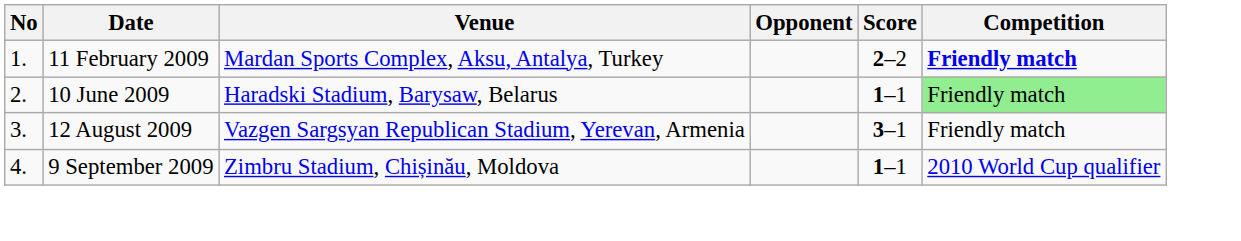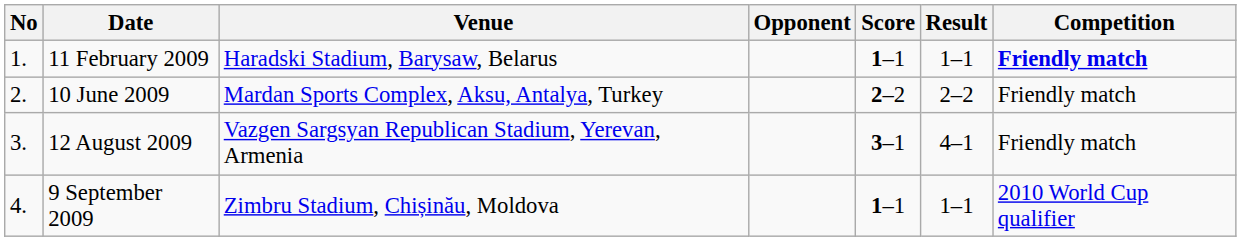+ column: (956, 22)
(444, 58) Mardan Sports Complex, Aksu, Antalya, Turkey -> (391, 58) Haradski Stadium, Barysaw, Belarus
(890, 58) 2–2 -> (888, 58) 1–1
(391, 94) Haradski Stadium, Barysaw, Belarus -> (443, 94) Mardan Sports Complex, Aksu, Antalya, Turkey
(890, 94) 1–1 -> (888, 94) 2–2
(996, 94) lightgreen background -> (1067, 94) no background
